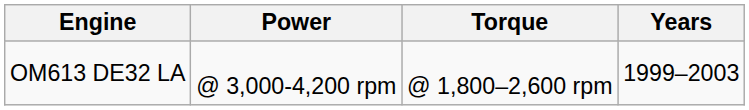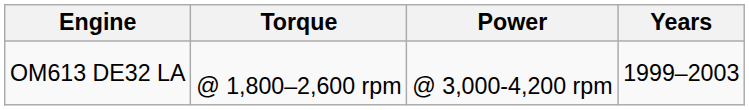columns swapped: (296, 22) <-> (510, 22)
